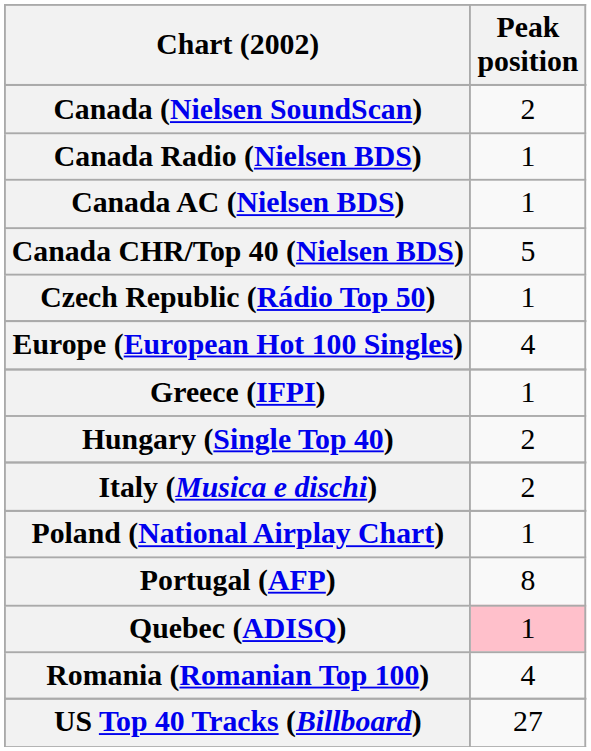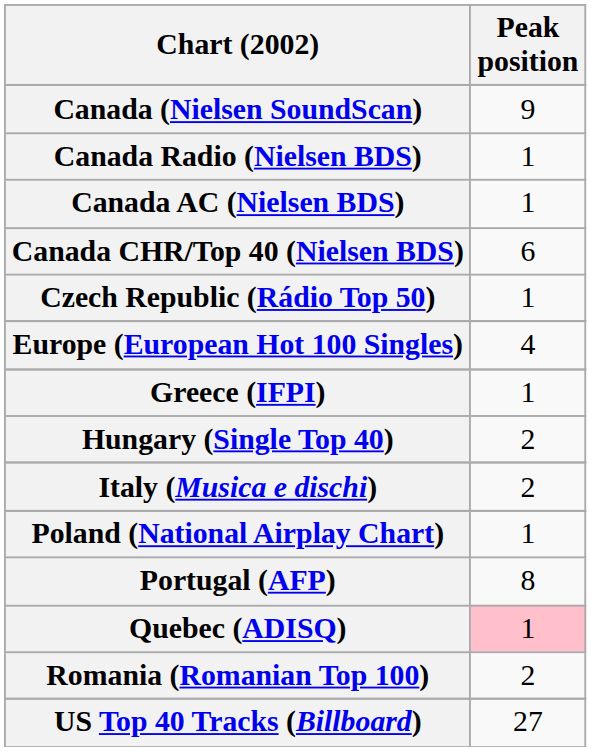(528, 108) 2 -> (528, 108) 9
(528, 250) 5 -> (528, 250) 6
(528, 675) 4 -> (528, 675) 2
